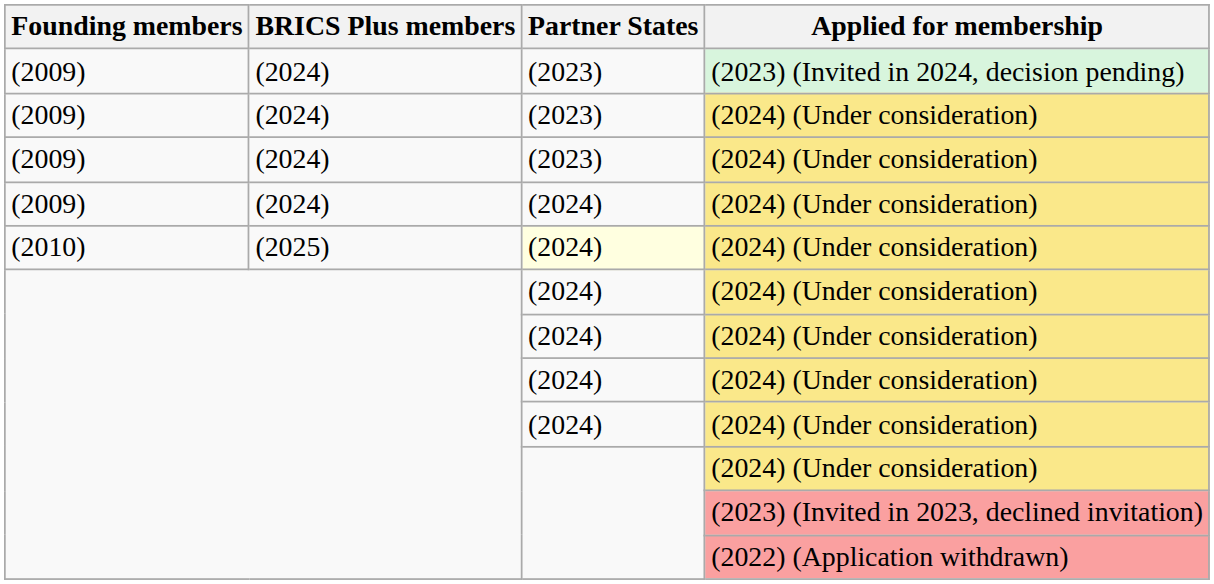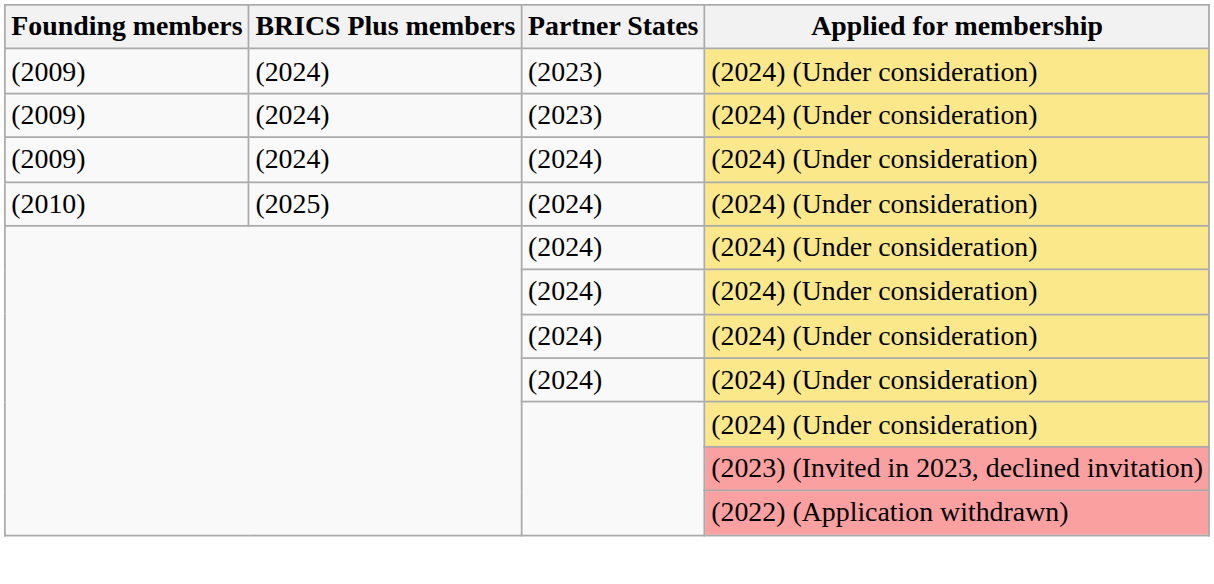- row: (48, 70)
(565, 247) lightyellow background -> (565, 203) no background
